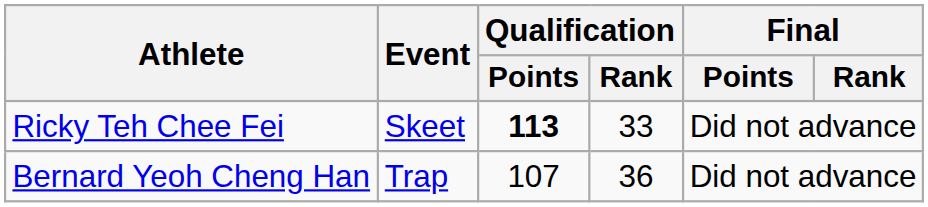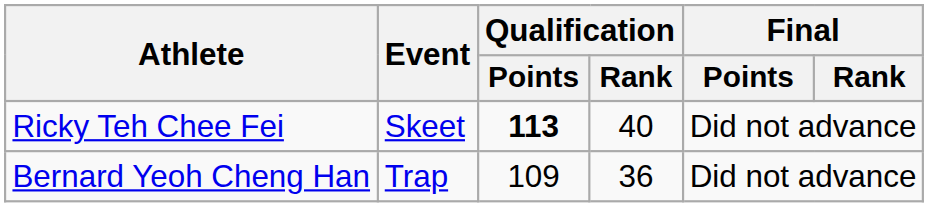(636, 127) 33 -> (636, 127) 40
(534, 176) 107 -> (534, 176) 109
